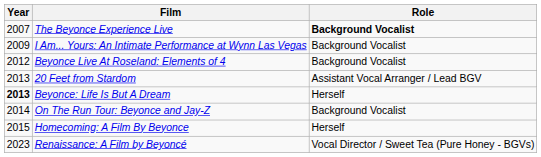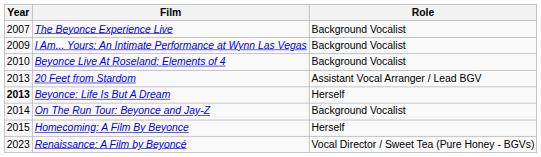(363, 29) bold -> (359, 29) normal
(18, 62) 2012 -> (18, 62) 2010
